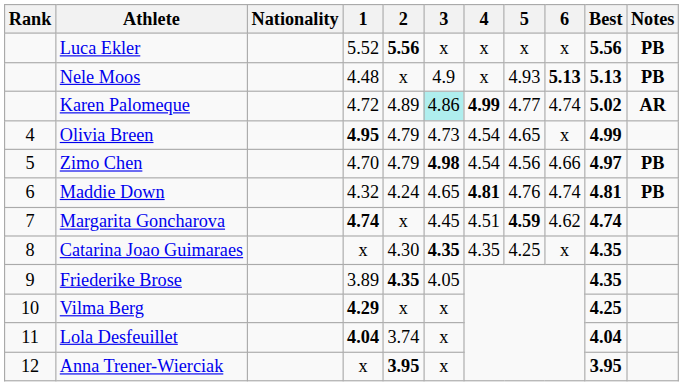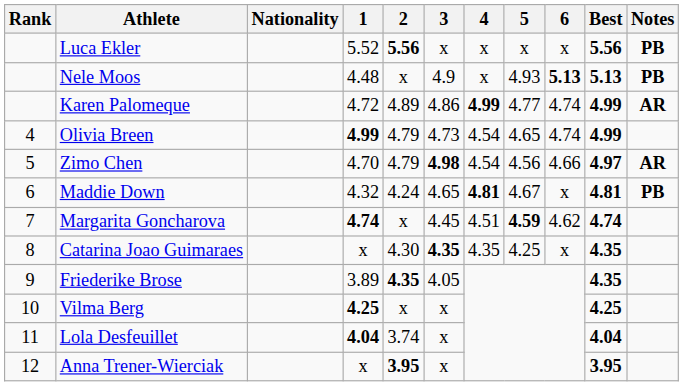(444, 105) paleturquoise background -> (444, 105) no background
(606, 105) 5.02 -> (606, 105) 4.99
(363, 134) 4.95 -> (363, 134) 4.99
(565, 134) x -> (565, 134) 4.74
(653, 163) PB -> (653, 163) AR
(524, 192) 4.76 -> (524, 192) 4.67
(565, 192) 4.74 -> (565, 192) x
(363, 308) 4.29 -> (363, 308) 4.25
